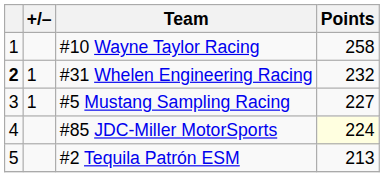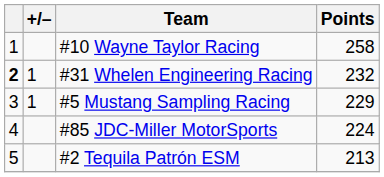(360, 102) 227 -> (360, 102) 229
(360, 130) lightyellow background -> (360, 130) no background
